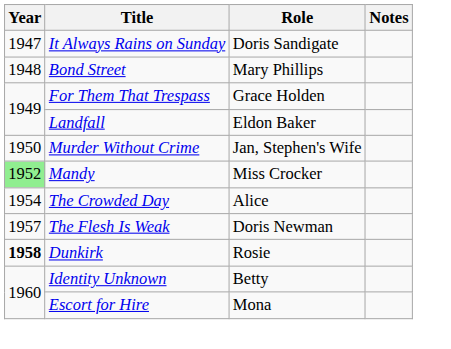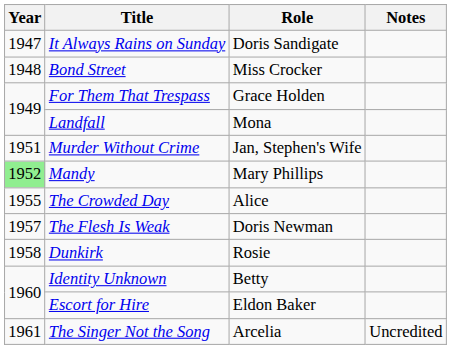(278, 69) Mary Phillips -> (277, 69) Miss Crocker
(274, 122) Eldon Baker -> (252, 122) Mona
(25, 148) 1950 -> (25, 148) 1951
(277, 174) Miss Crocker -> (278, 174) Mary Phillips
(25, 200) 1954 -> (25, 200) 1955
(25, 252) bold -> (25, 252) normal
(252, 305) Mona -> (274, 305) Eldon Baker
+ row: (129, 331)
